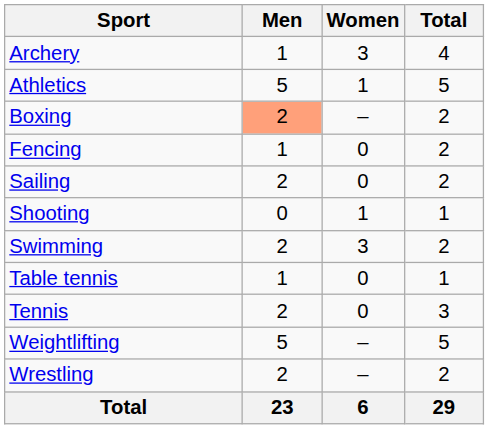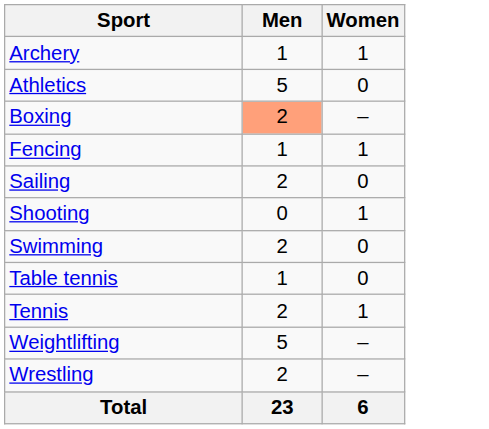- column: (444, 20)
(363, 52) 3 -> (363, 52) 1
(363, 85) 1 -> (363, 85) 0
(363, 149) 0 -> (363, 149) 1
(363, 246) 3 -> (363, 246) 0
(363, 310) 0 -> (363, 310) 1
